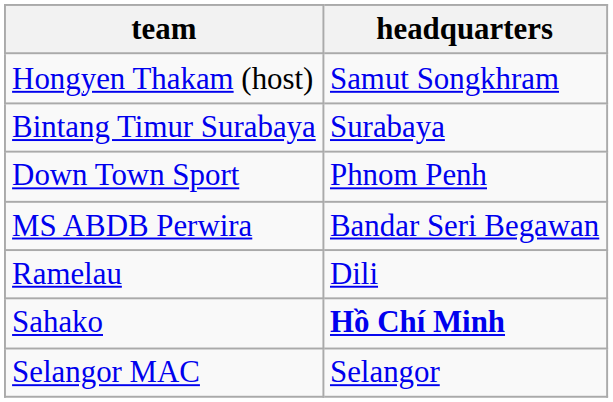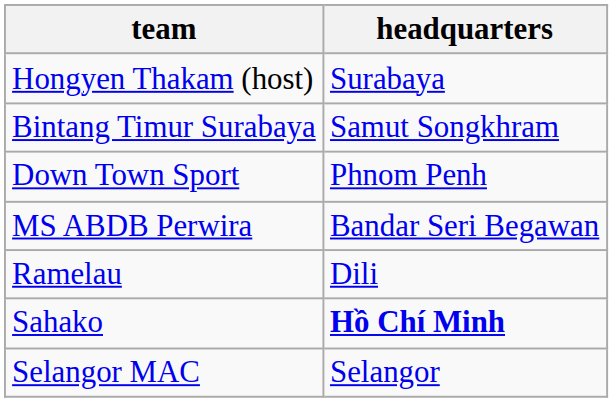(445, 77) Samut Songkhram -> (387, 77) Surabaya
(387, 126) Surabaya -> (445, 126) Samut Songkhram
